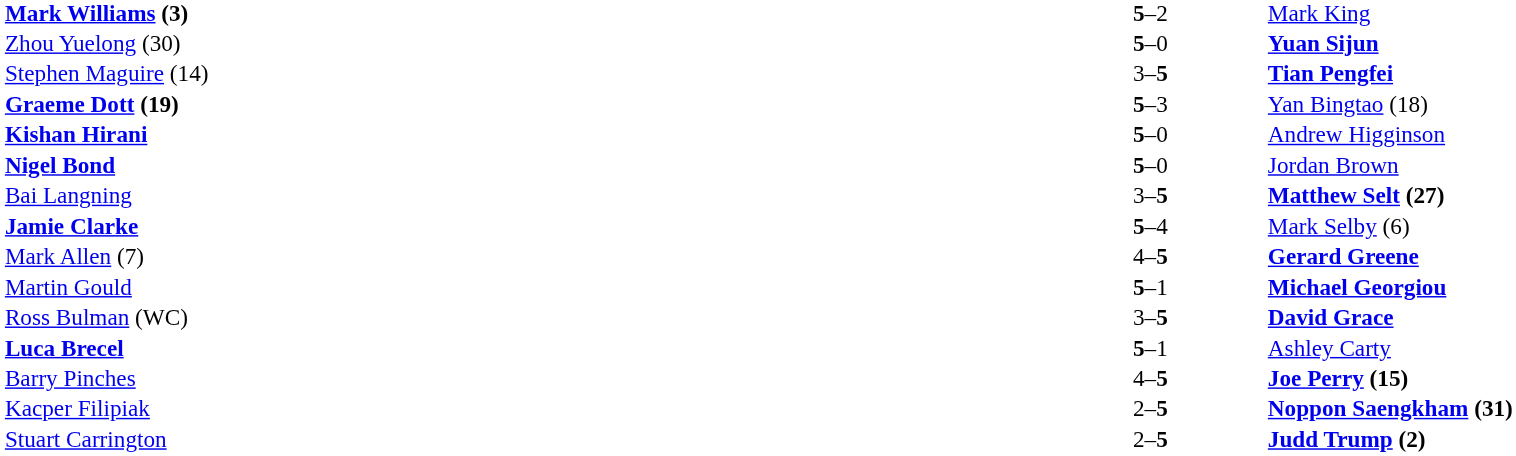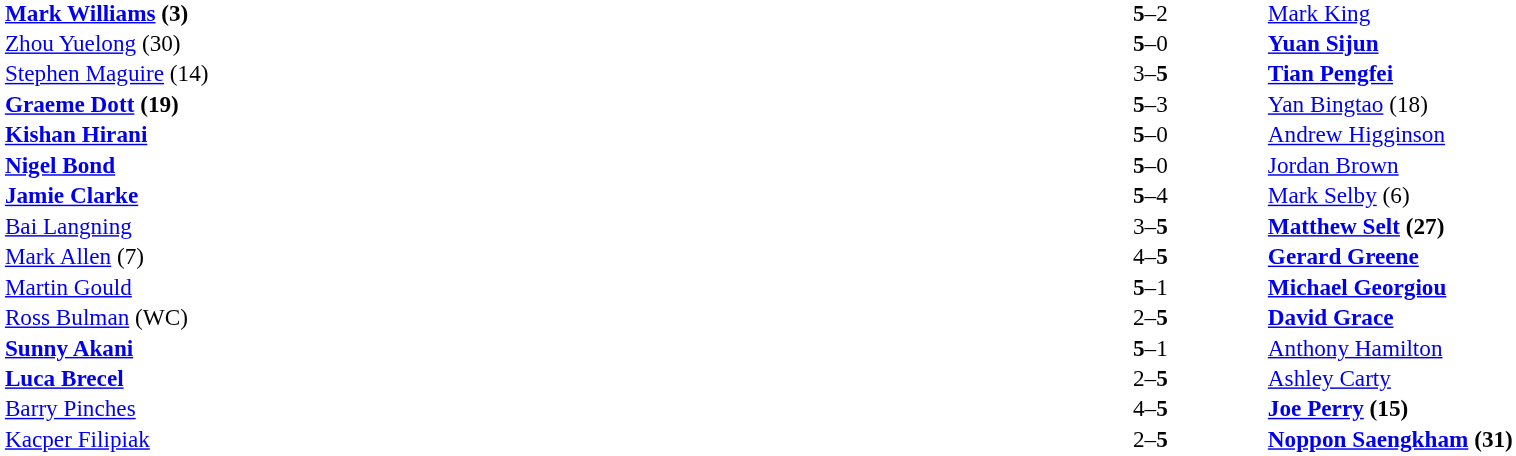rows swapped: (68, 195) <-> (72, 226)
(1150, 317) 3–5 -> (1150, 317) 2–5
+ row: (69, 348)
(1150, 348) 5–1 -> (1150, 378) 2–5
- row: (86, 439)
